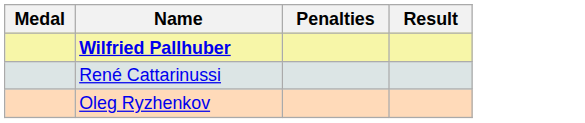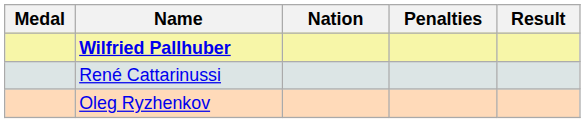+ column: (336, 19)
